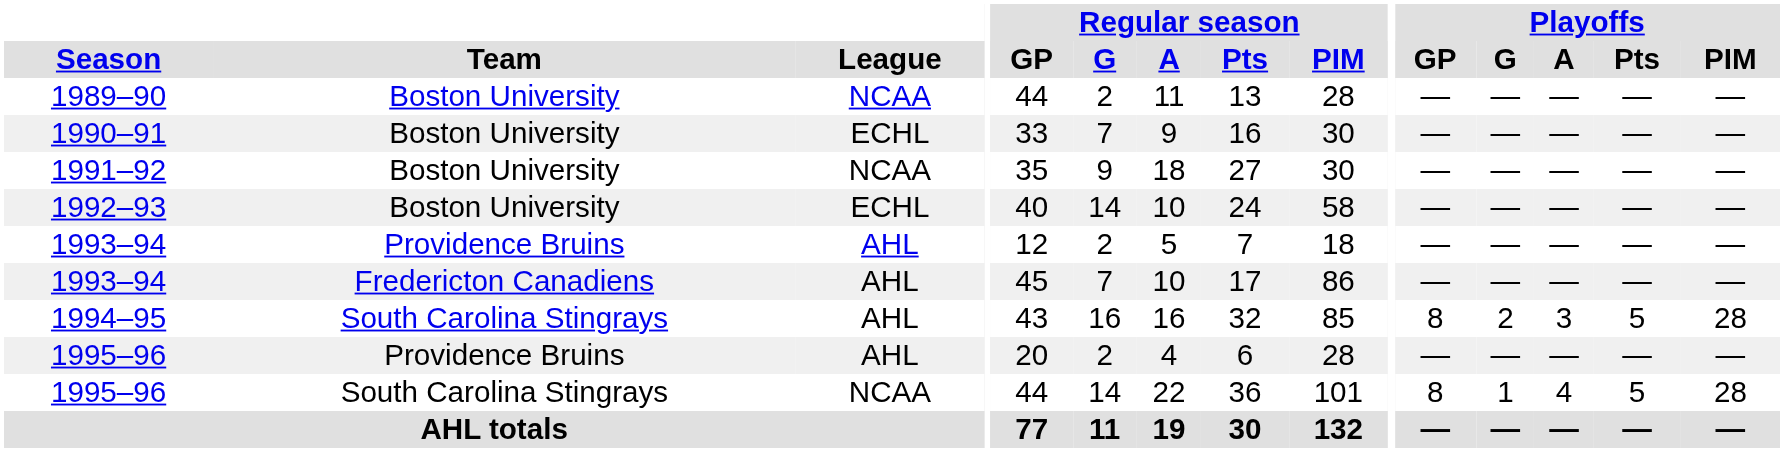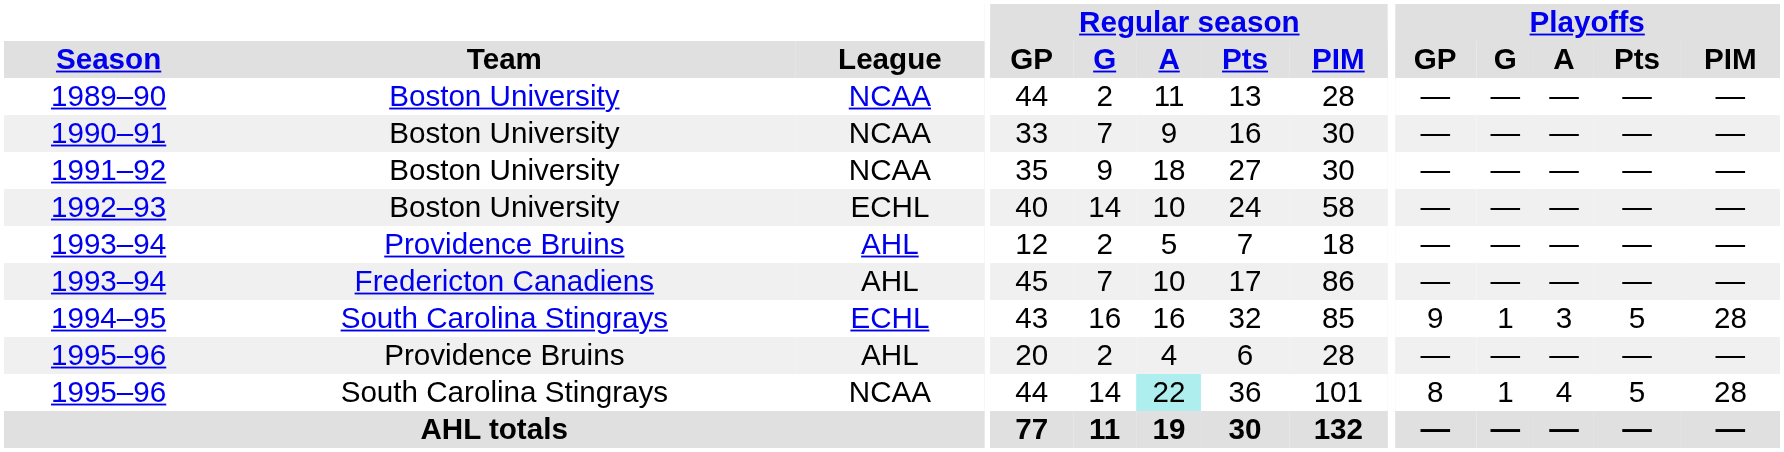(890, 133) ECHL -> (890, 133) NCAA
(890, 318) AHL -> (890, 318) ECHL
(1435, 318) 8 -> (1435, 318) 9
(1505, 318) 2 -> (1505, 318) 1
(1169, 392) no background -> (1169, 392) paleturquoise background
